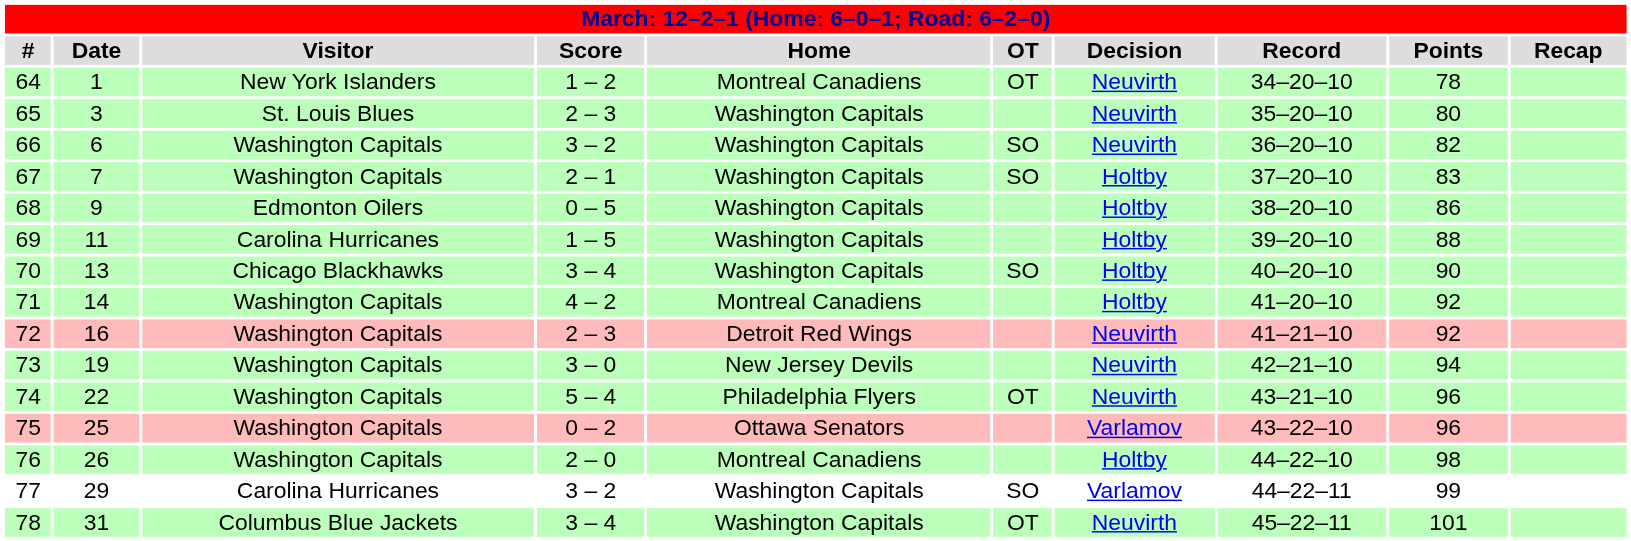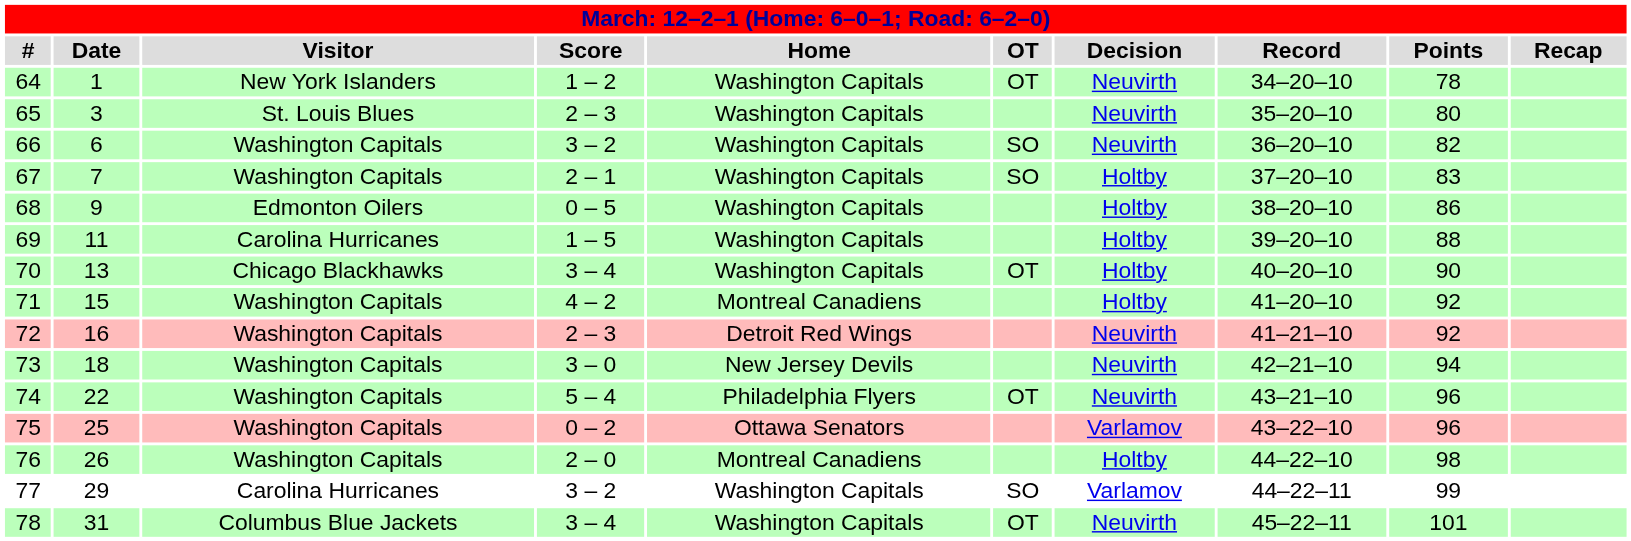(819, 81) Montreal Canadiens -> (819, 81) Washington Capitals
(1023, 270) SO -> (1023, 270) OT
(96, 302) 14 -> (96, 302) 15
(96, 365) 19 -> (96, 365) 18
